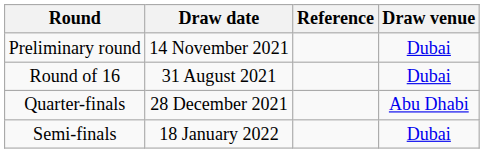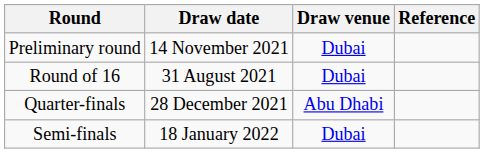columns swapped: (429, 18) <-> (336, 18)
